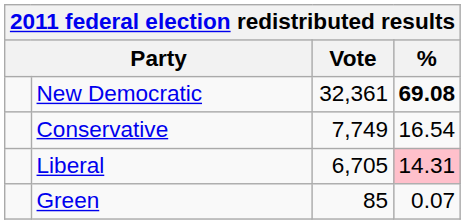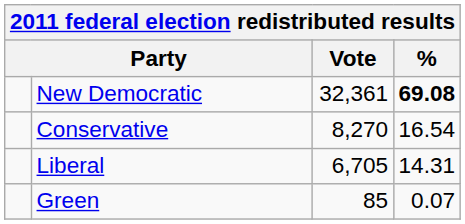(360, 129) 7,749 -> (360, 129) 8,270
(427, 165) pink background -> (427, 165) no background
